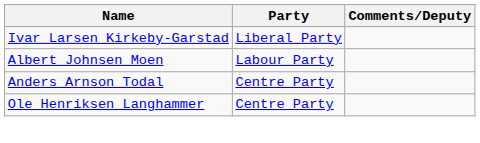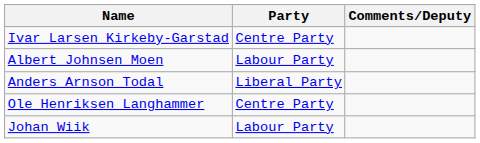(289, 38) Liberal Party -> (285, 38) Centre Party
(285, 82) Centre Party -> (289, 82) Liberal Party
+ row: (49, 127)
